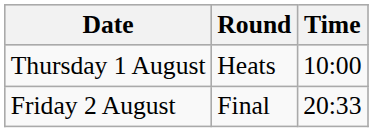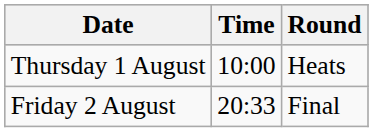columns swapped: (332, 24) <-> (254, 24)
